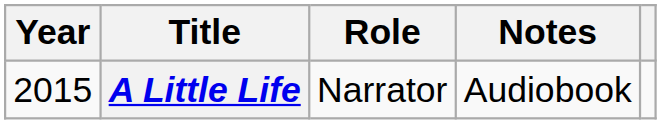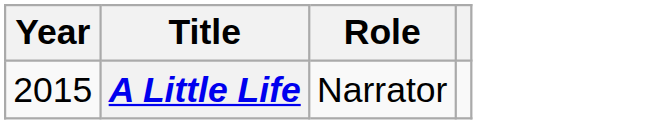- column: (548, 32)
